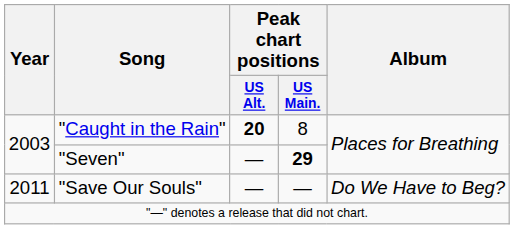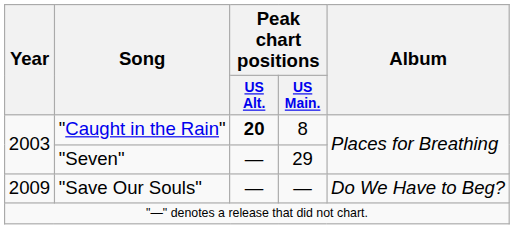(303, 159) bold -> (303, 159) normal
(30, 188) 2011 -> (30, 188) 2009
